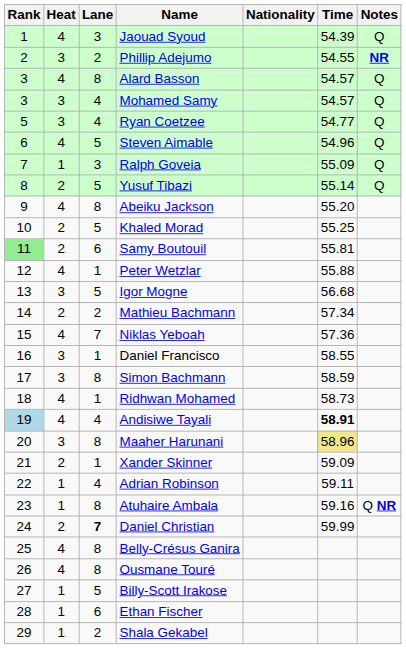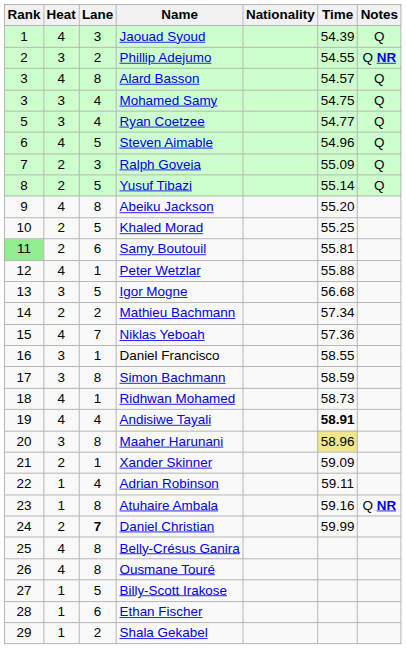(379, 57) NR -> (379, 57) Q NR
(338, 100) 54.57 -> (338, 100) 54.75
(61, 164) 1 -> (61, 164) 2
(24, 420) lightblue background -> (24, 420) no background
